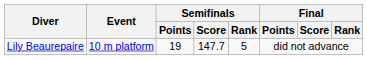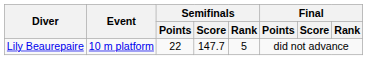(175, 47) 19 -> (175, 47) 22
